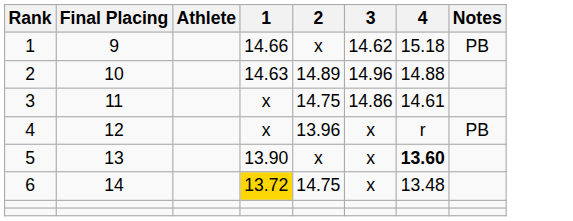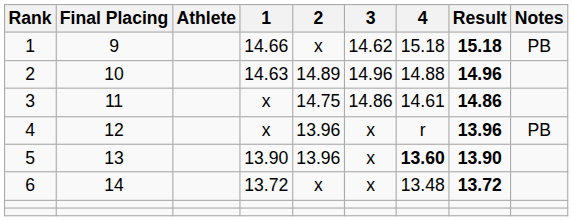+ column: (480, 18)
(318, 158) x -> (318, 158) 13.96
(266, 185) gold background -> (266, 185) no background
(318, 185) 14.75 -> (318, 185) x
